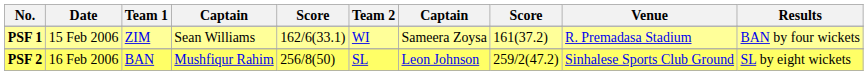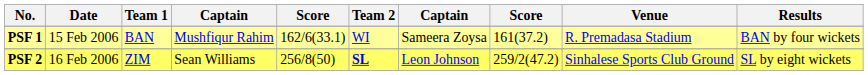(138, 37) ZIM -> (139, 37) BAN
(215, 37) Sean Williams -> (224, 37) Mushfiqur Rahim
(139, 59) BAN -> (138, 59) ZIM
(224, 59) Mushfiqur Rahim -> (215, 59) Sean Williams
(360, 59) normal -> (360, 59) bold
